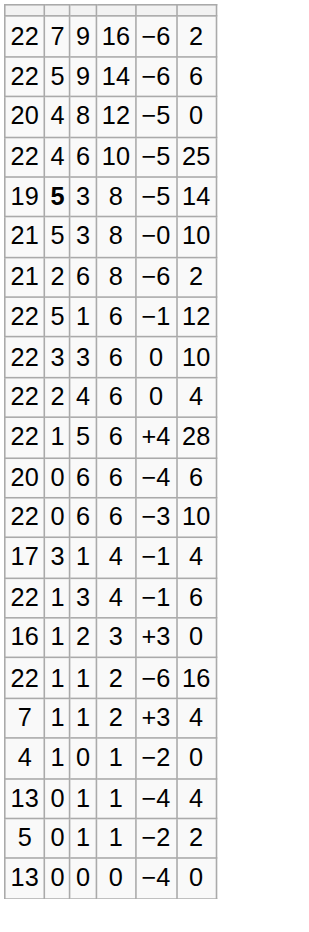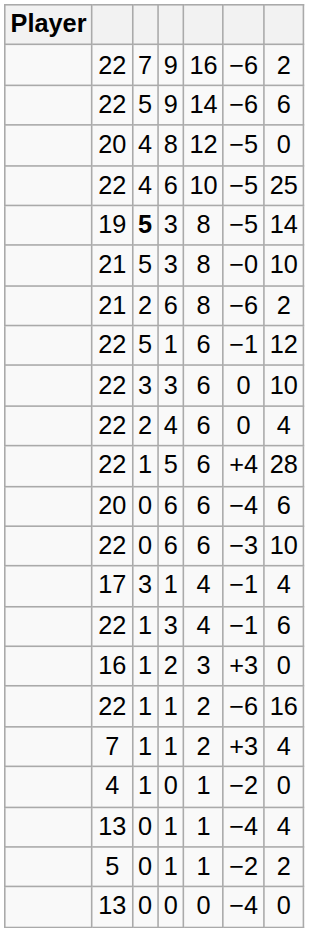+ column: (49, 24)
